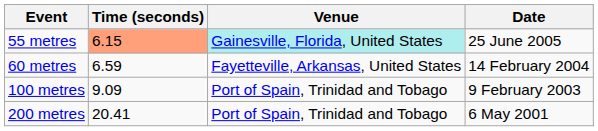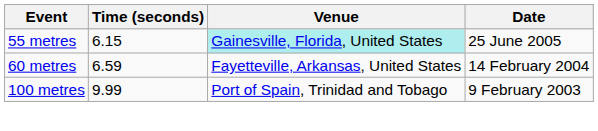(107, 41) lightsalmon background -> (107, 41) no background
(107, 90) 9.09 -> (107, 90) 9.99
- row: (46, 114)
